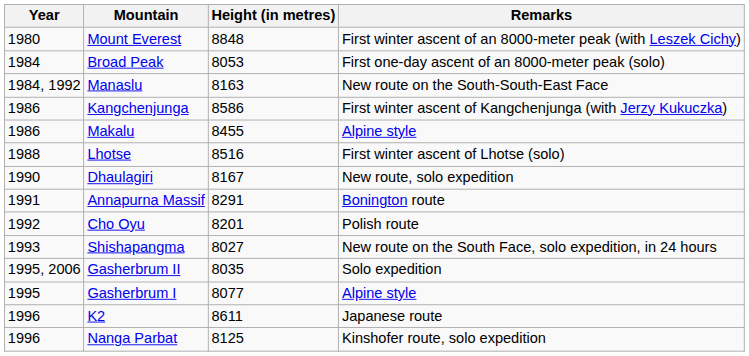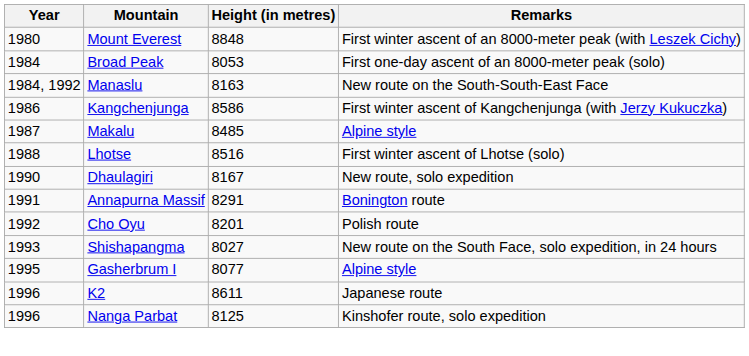(24, 131) 1986 -> (24, 131) 1987
(228, 131) 8455 -> (228, 131) 8485
- row: (134, 270)
